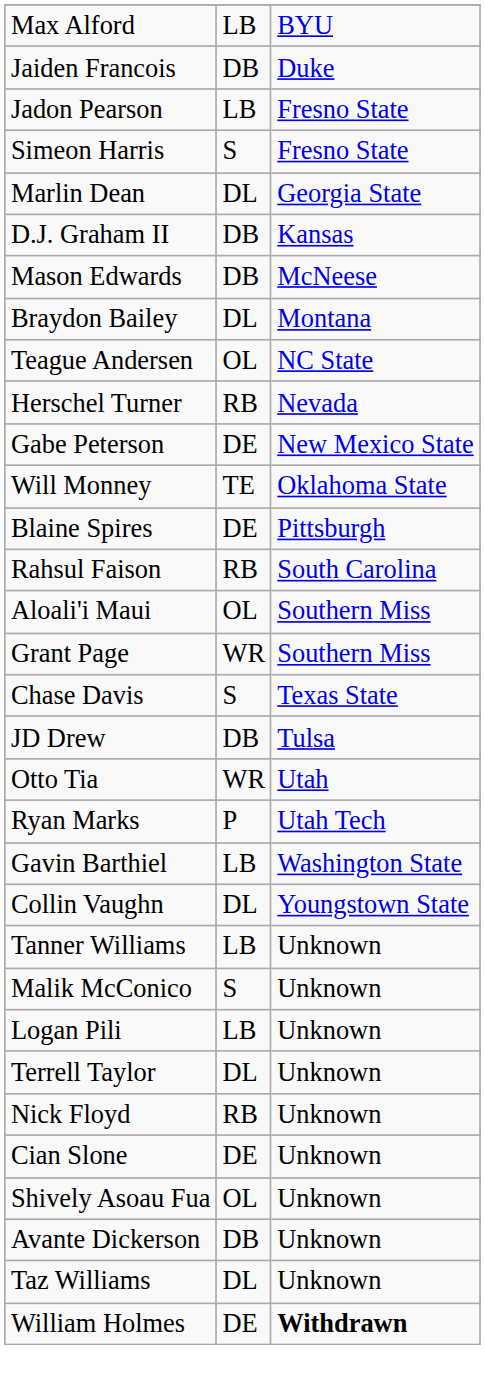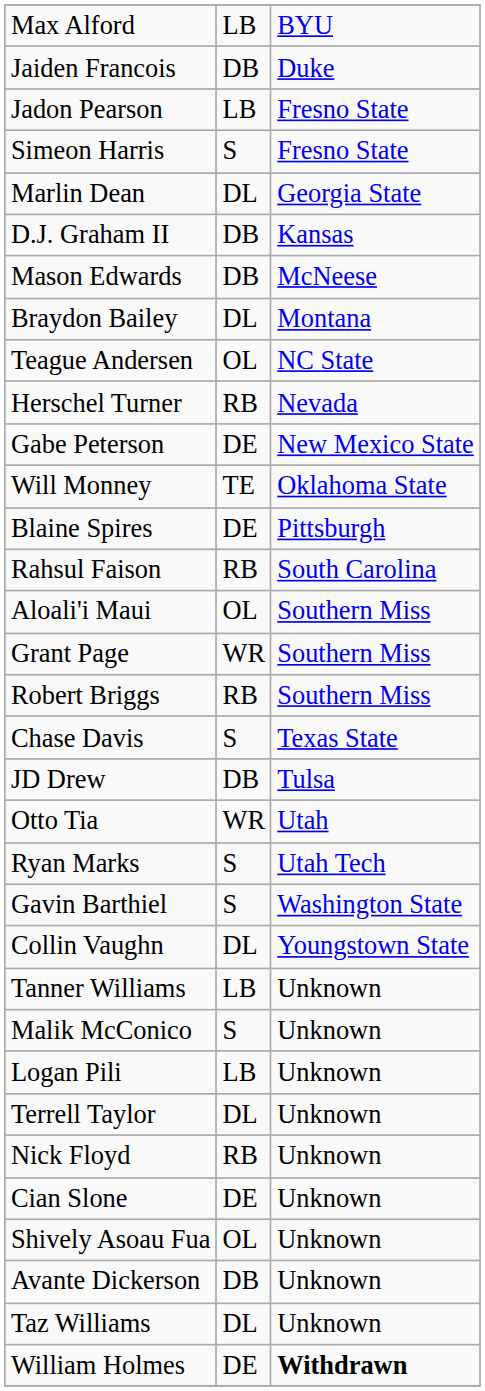+ row: (85, 695)
(230, 820) P -> (230, 862) S
(239, 862) LB -> (230, 904) S
